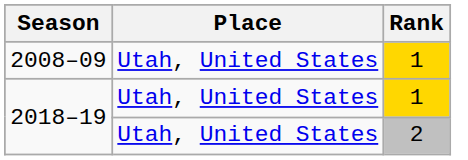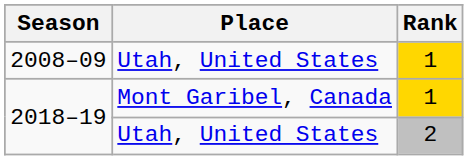(248, 98) Utah, United States -> (255, 98) Mont Garibel, Canada
